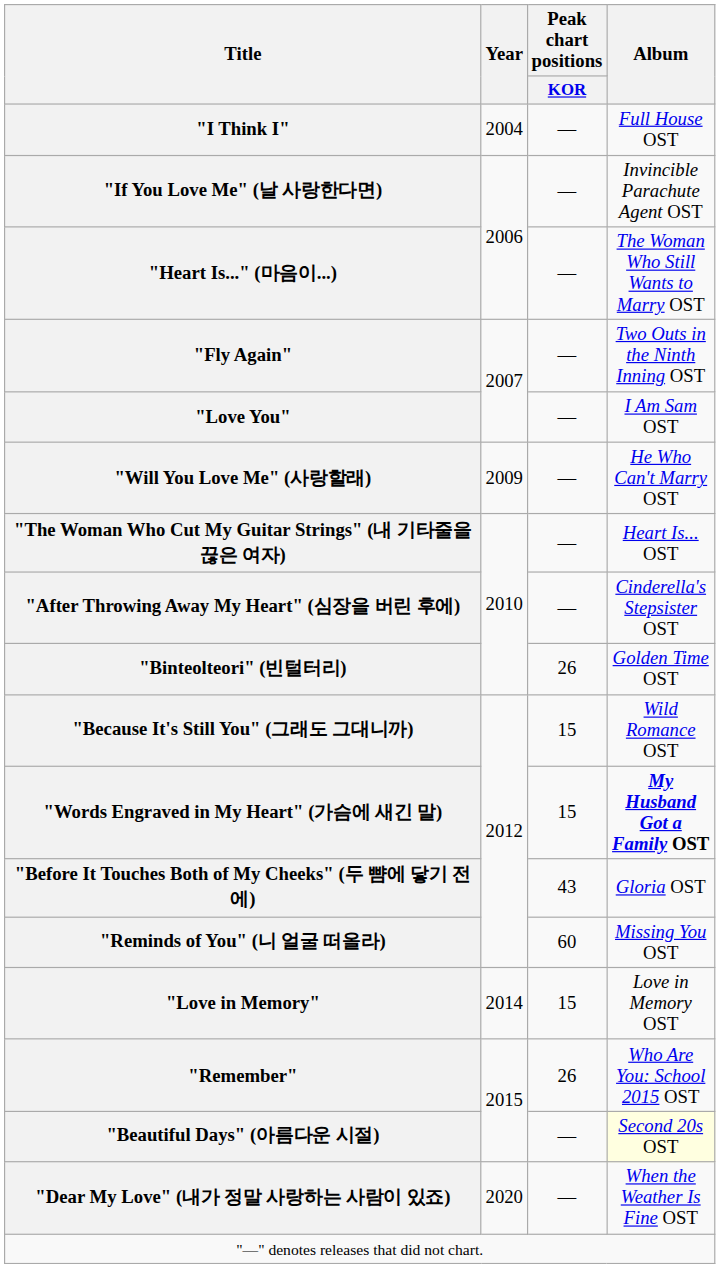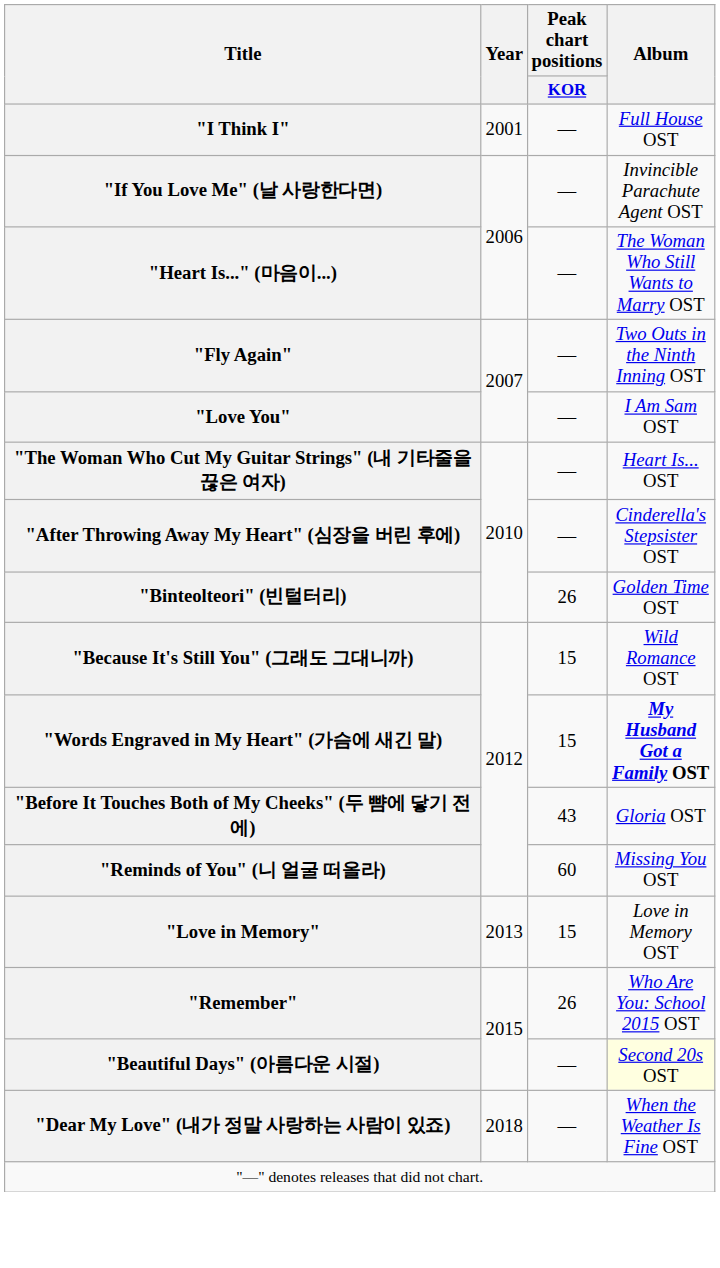(504, 129) 2004 -> (504, 129) 2001
- row: (243, 477)
(504, 1003) 2014 -> (504, 931) 2013
(504, 1197) 2020 -> (504, 1125) 2018
